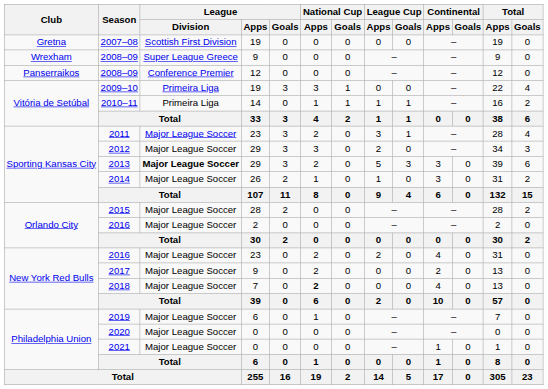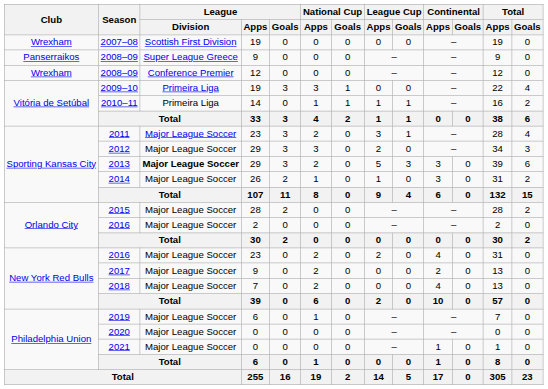(51, 42) Gretna -> (51, 42) Wrexham
(51, 57) Wrexham -> (51, 57) Panserraikos
(51, 73) Panserraikos -> (51, 73) Wrexham
(316, 286) bold -> (316, 286) normal
